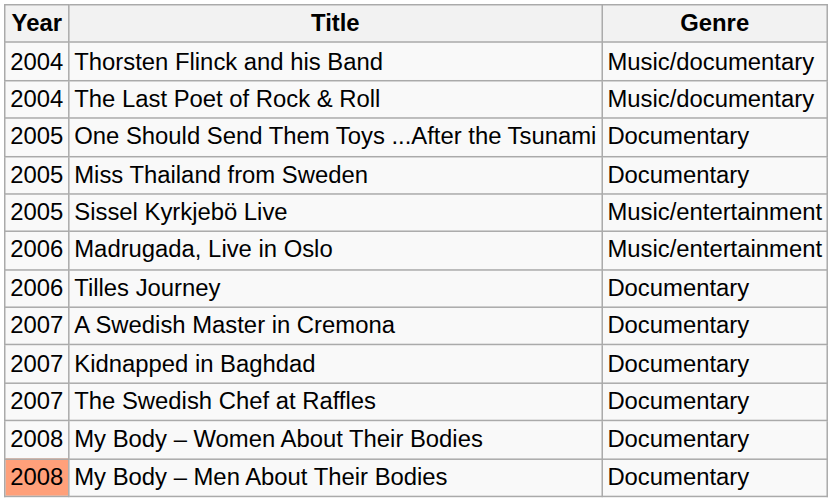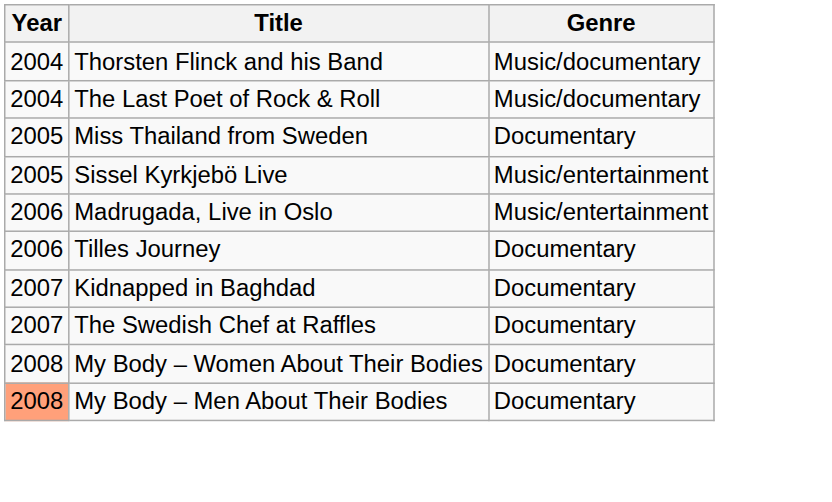- row: (335, 136)
- row: (235, 325)
